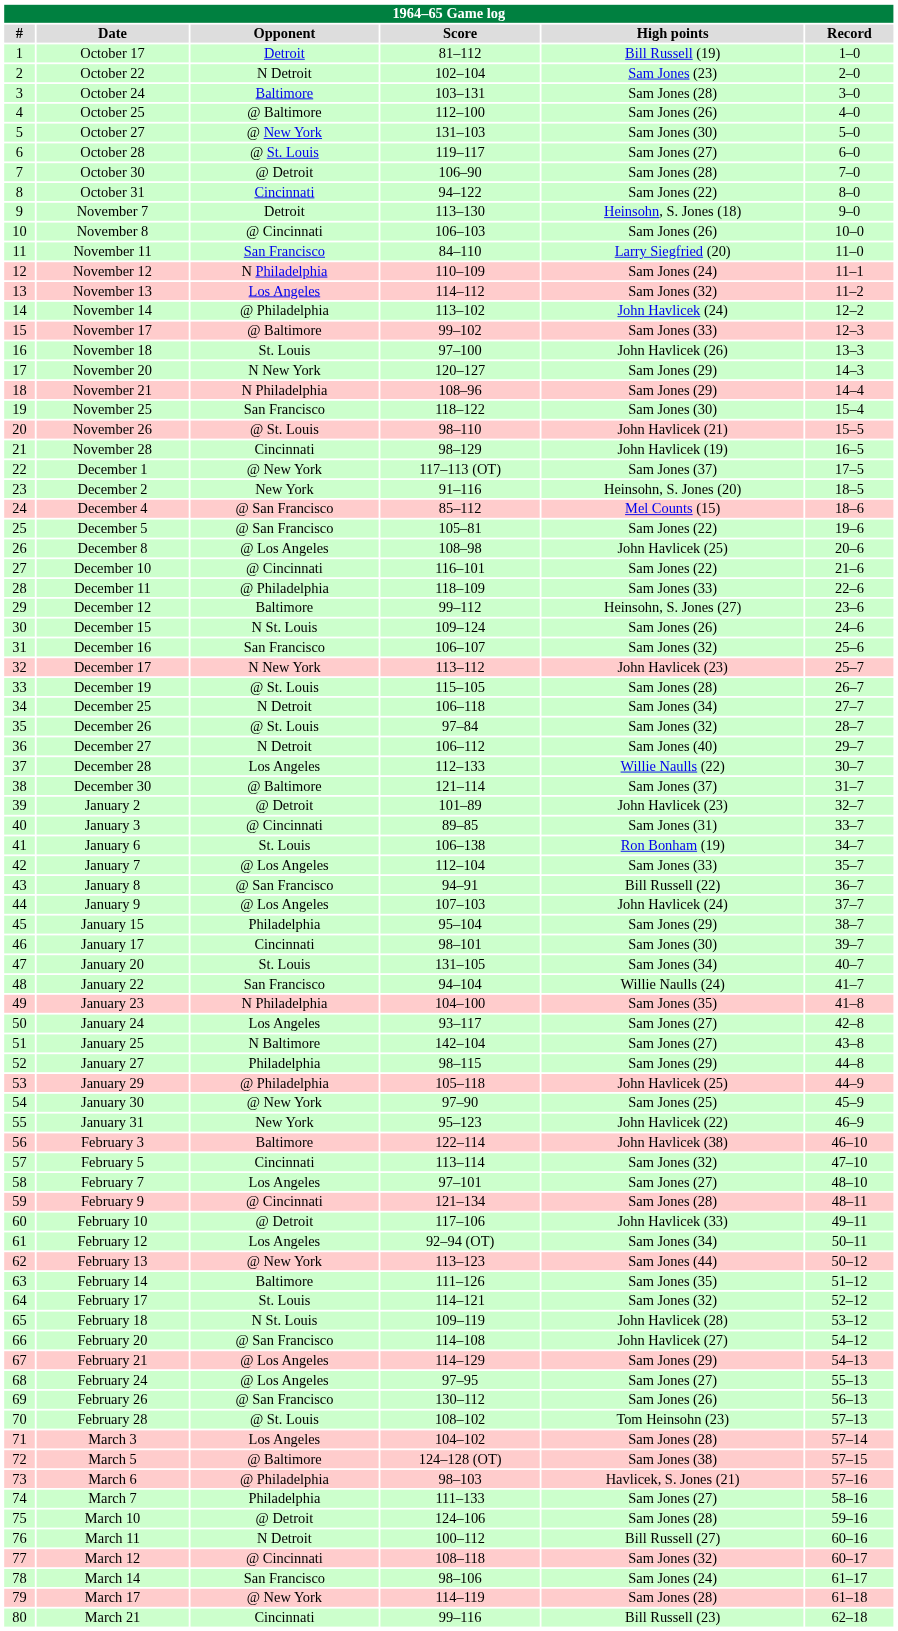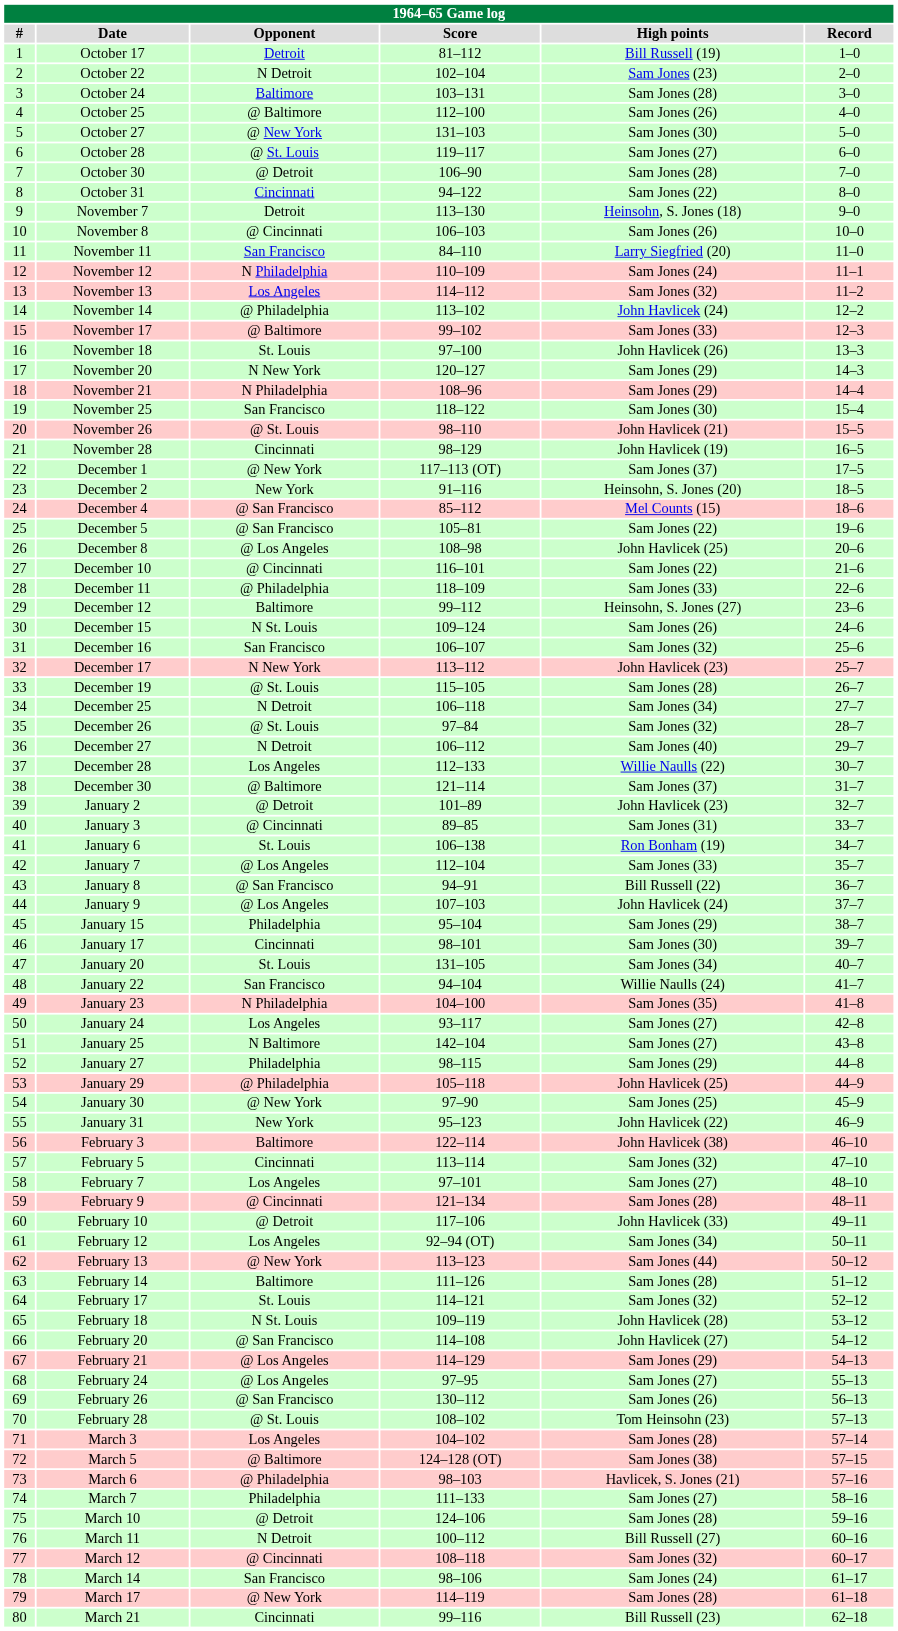(673, 1281) Sam Jones (35) -> (673, 1281) Sam Jones (28)
